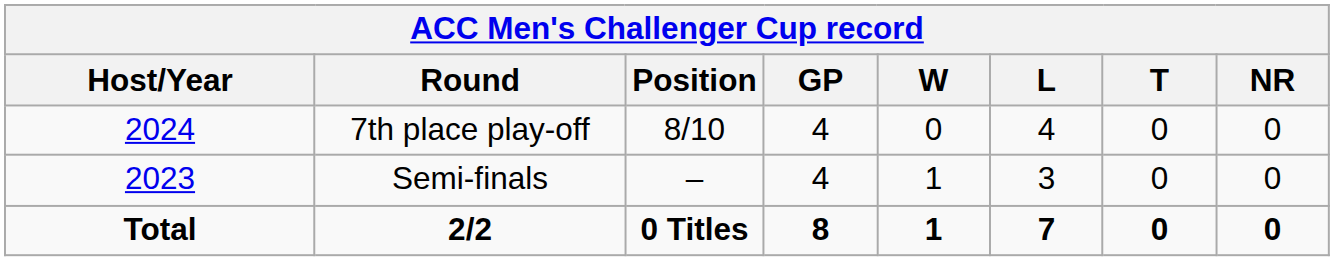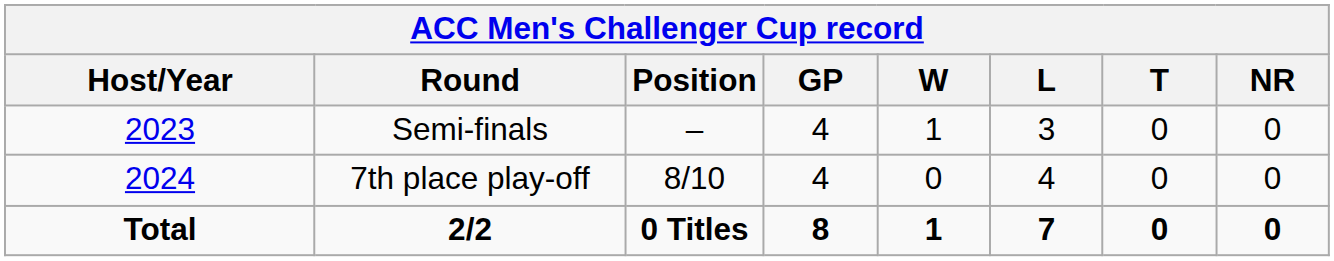rows swapped: (470, 179) <-> (470, 129)
